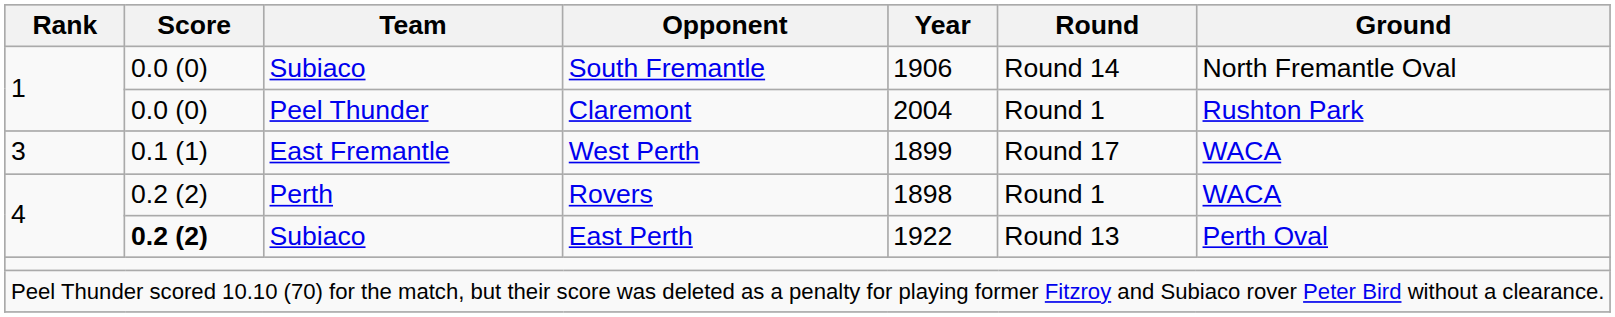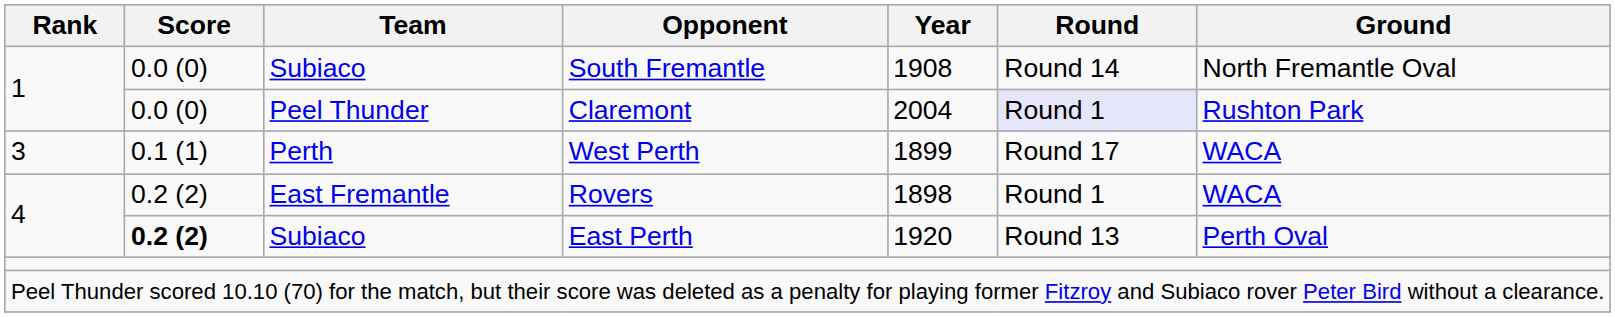(923, 67) 1906 -> (923, 67) 1908
(1054, 109) no background -> (1054, 109) lavender background
(360, 151) East Fremantle -> (301, 151) Perth
(301, 194) Perth -> (360, 194) East Fremantle
(923, 236) 1922 -> (923, 236) 1920
